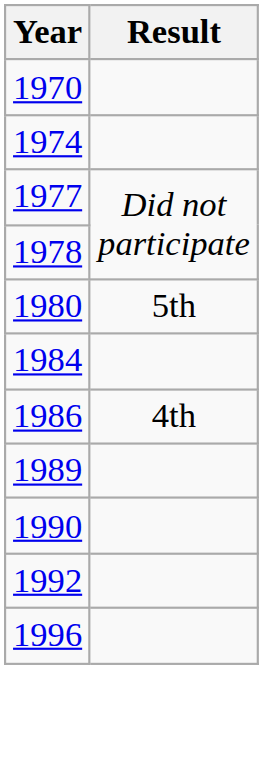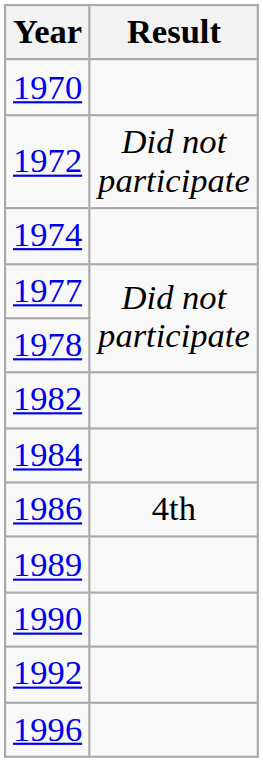+ row: (48, 160)
- row: (48, 305)
+ row: (48, 399)
